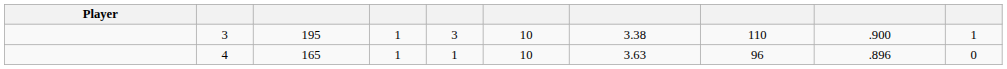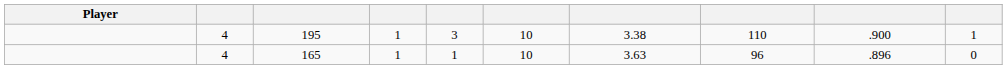(225, 34) 3 -> (225, 34) 4
